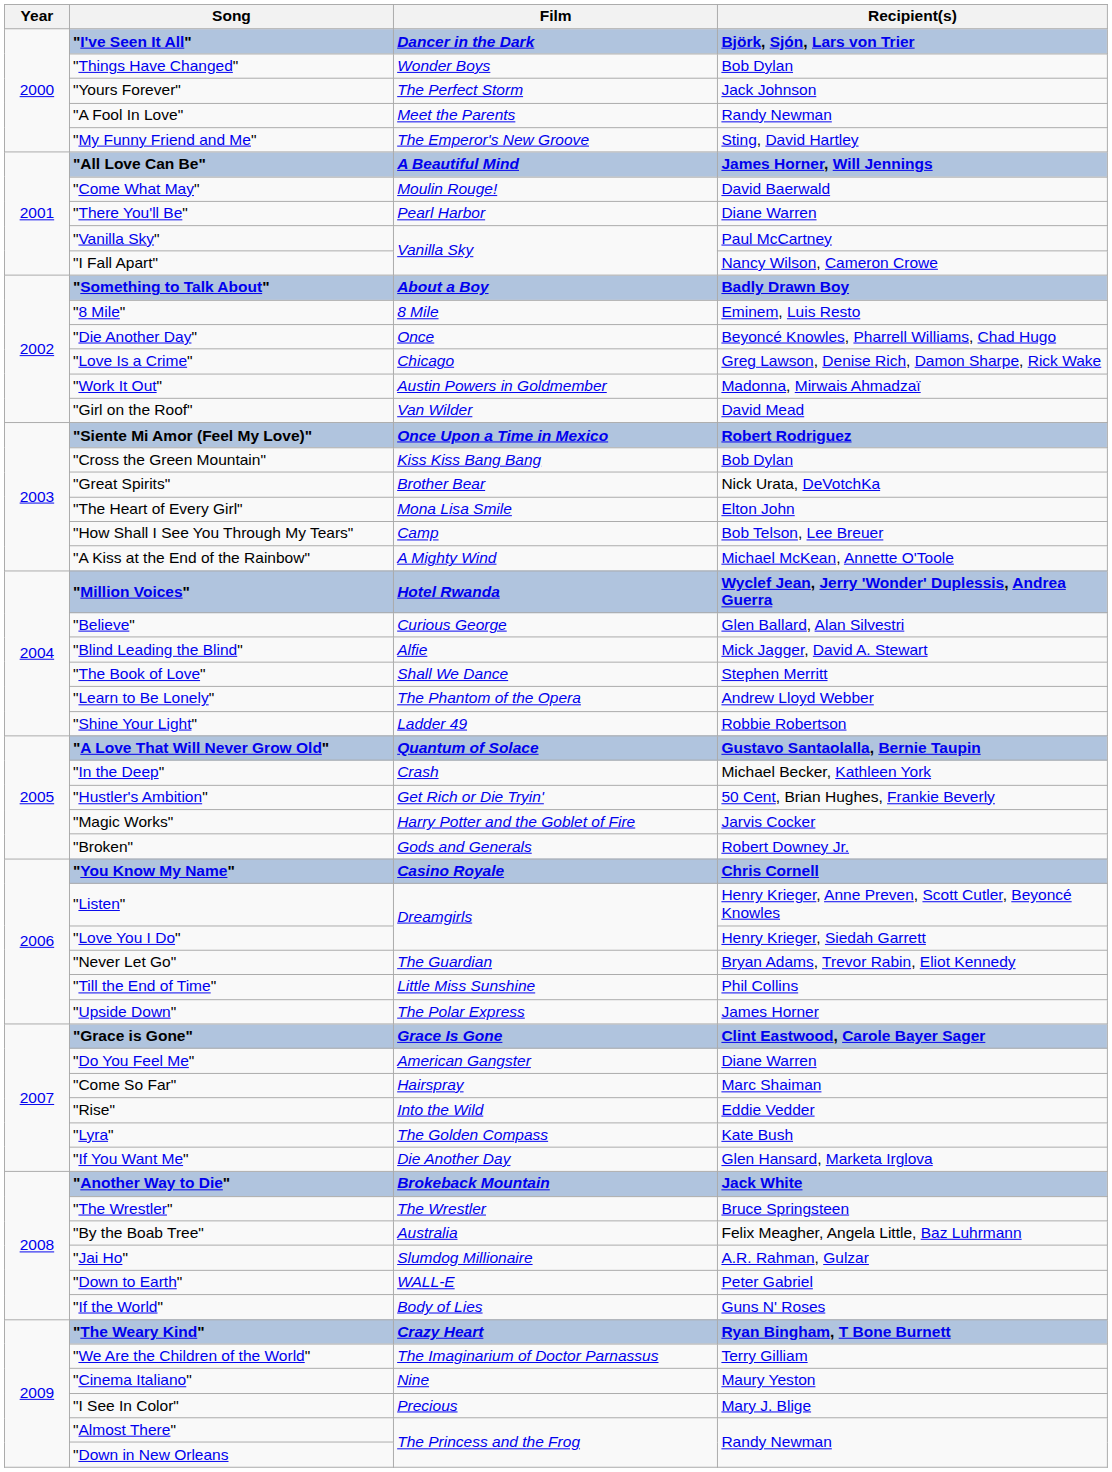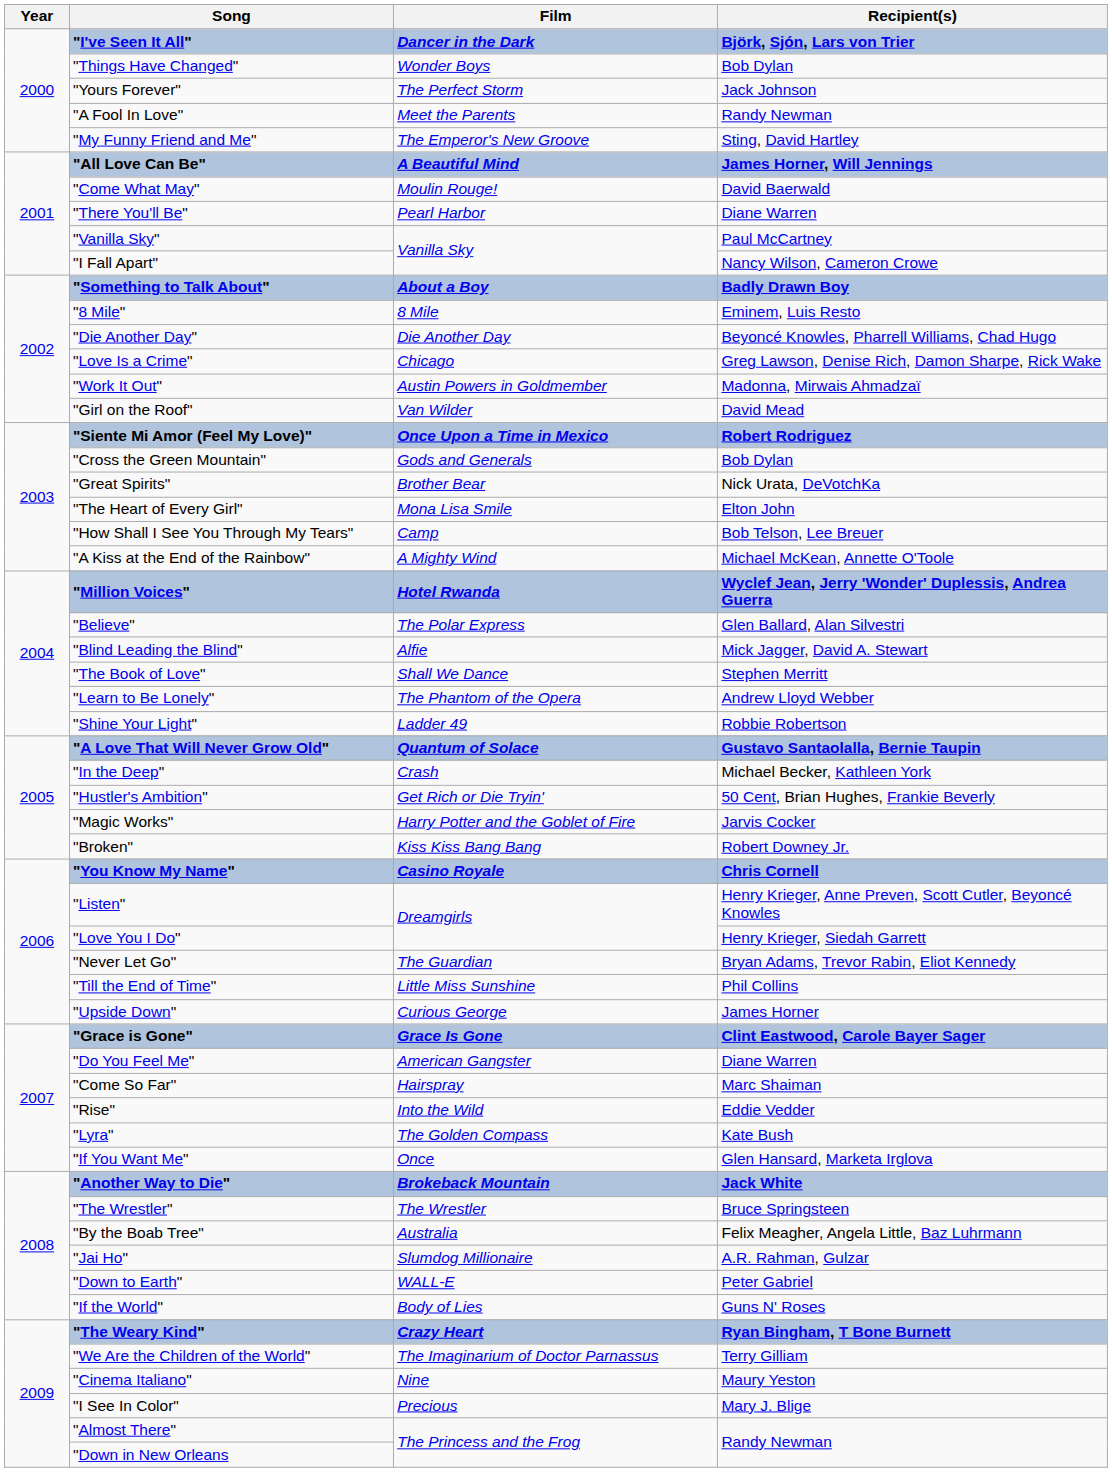(416, 336) Once -> (454, 336) Die Another Day
(469, 459) Kiss Kiss Bang Bang -> (464, 459) Gods and Generals
(452, 624) Curious George -> (461, 624) The Polar Express
(464, 846) Gods and Generals -> (469, 846) Kiss Kiss Bang Bang
(461, 1011) The Polar Express -> (452, 1011) Curious George
(454, 1159) Die Another Day -> (416, 1159) Once
